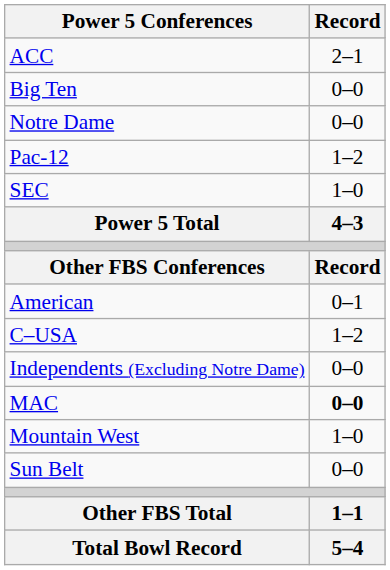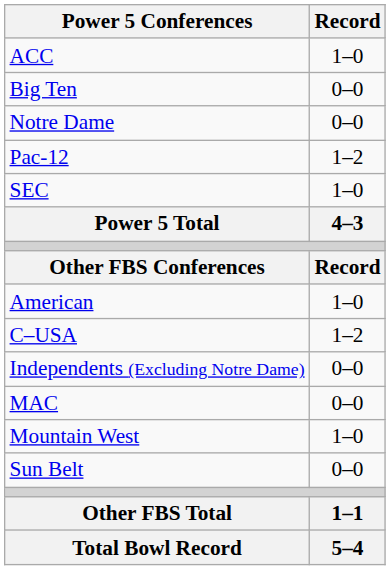(347, 55) 2–1 -> (347, 55) 1–0
(347, 301) 0–1 -> (347, 301) 1–0
(347, 402) bold -> (347, 402) normal
